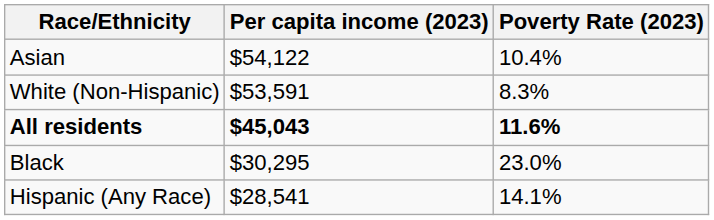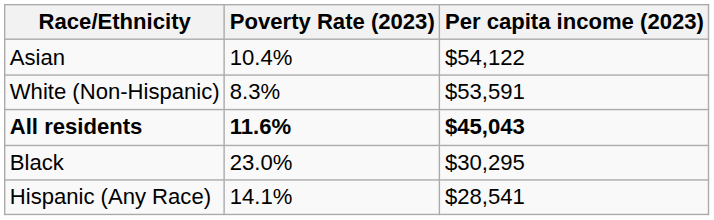columns swapped: (359, 22) <-> (601, 22)
